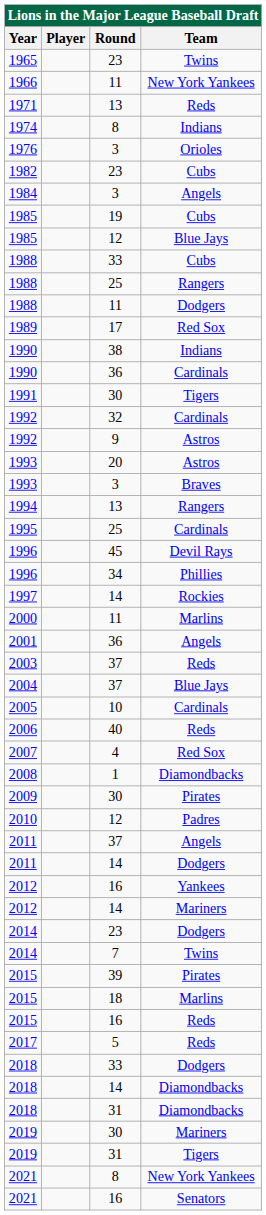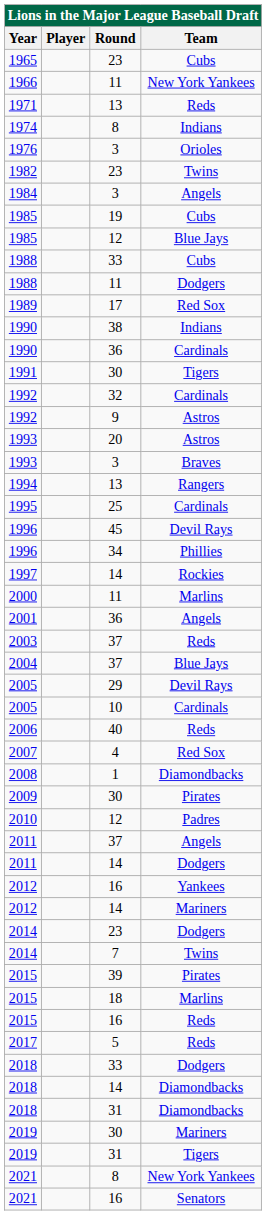(201, 60) Twins -> (201, 60) Cubs
(201, 171) Cubs -> (201, 171) Twins
- row: (23, 283)
+ row: (23, 685)
